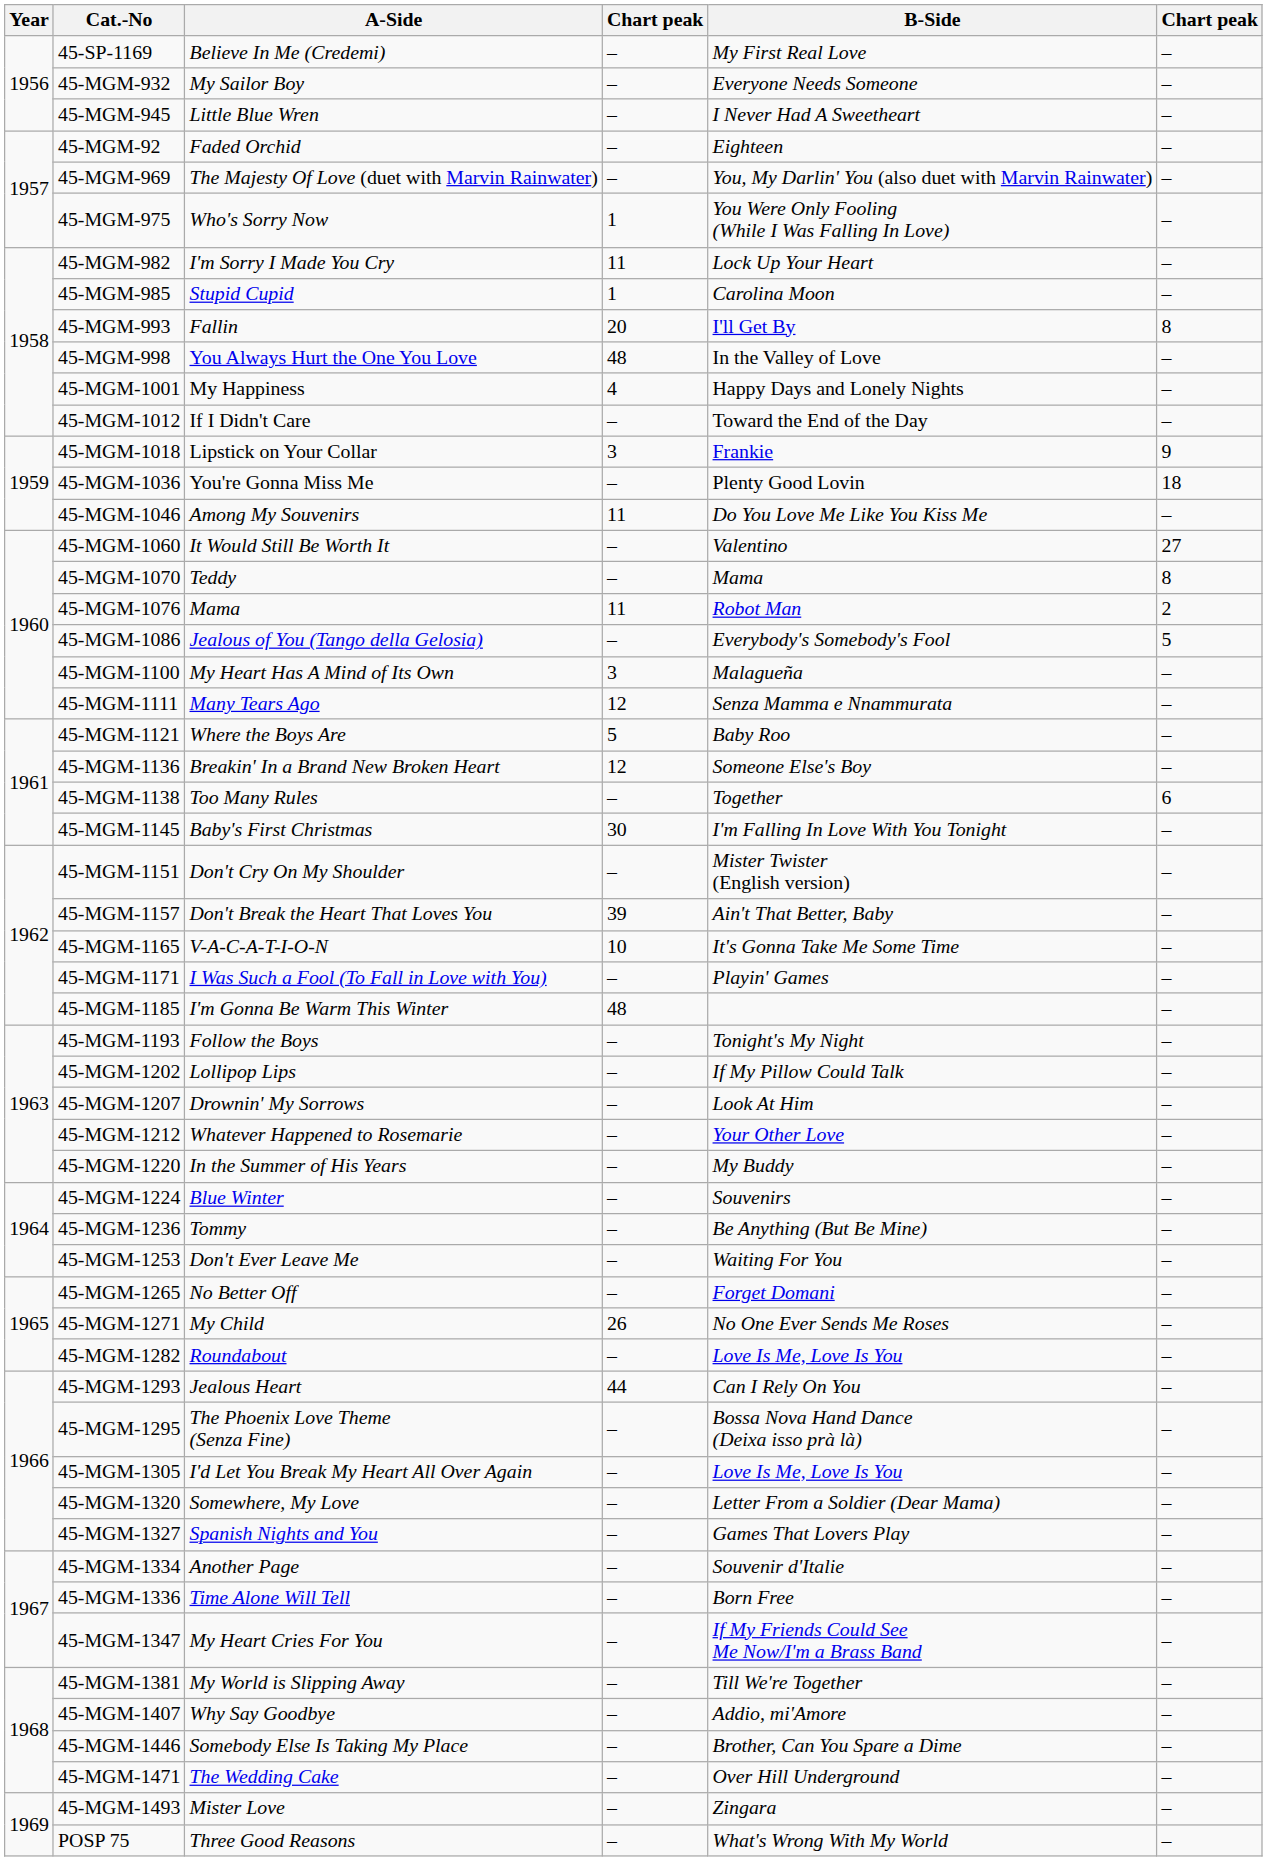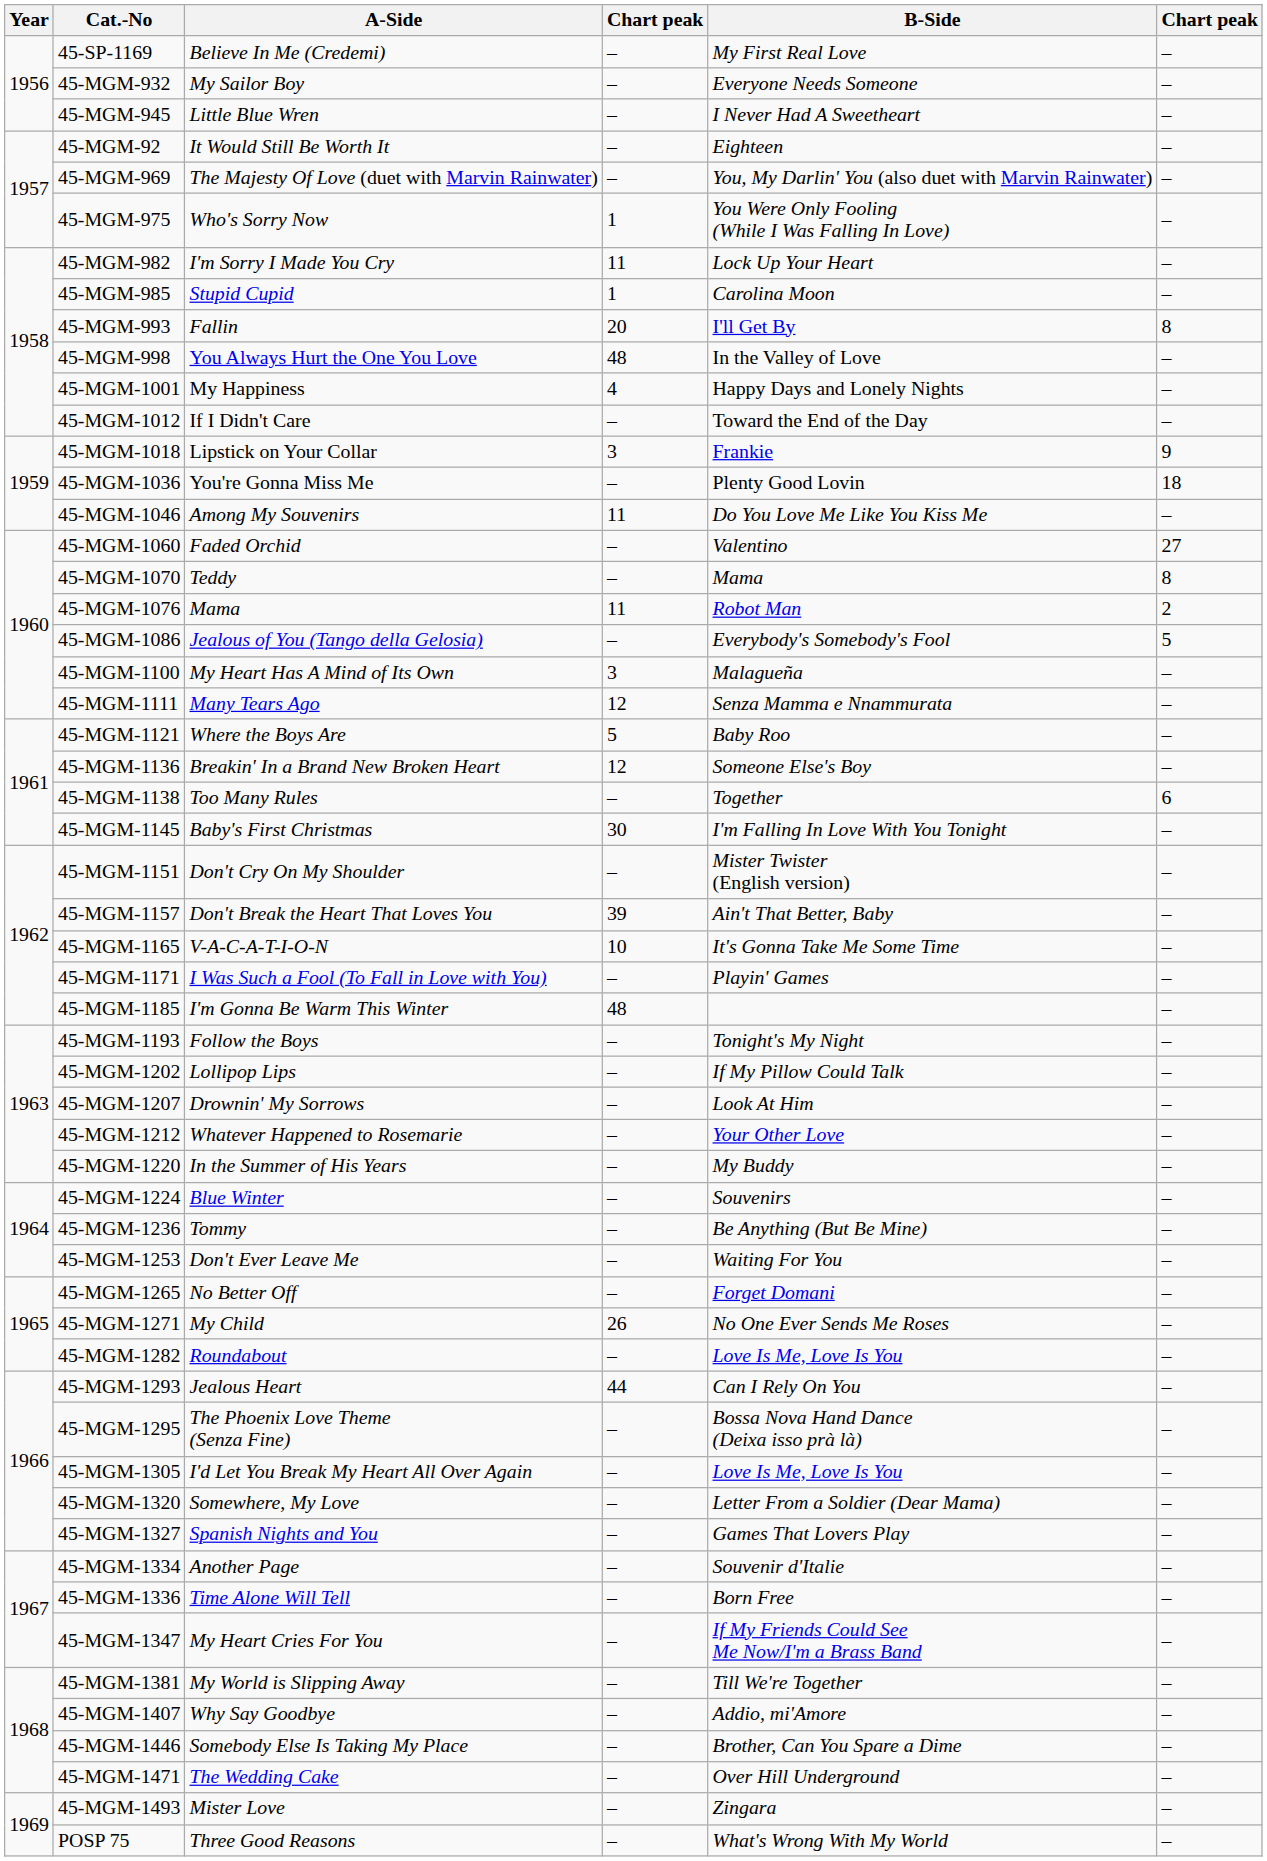(245, 146) Faded Orchid -> (289, 146) It Would Still Be Worth It
(289, 545) It Would Still Be Worth It -> (245, 545) Faded Orchid
